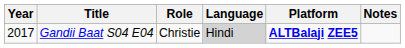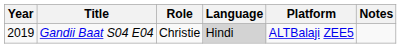(21, 33) 2017 -> (21, 33) 2019
(313, 33) bold -> (311, 33) normal
